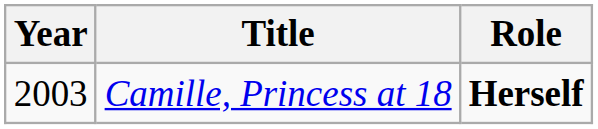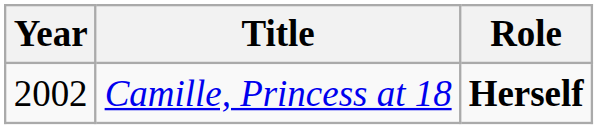(51, 92) 2003 -> (51, 92) 2002
